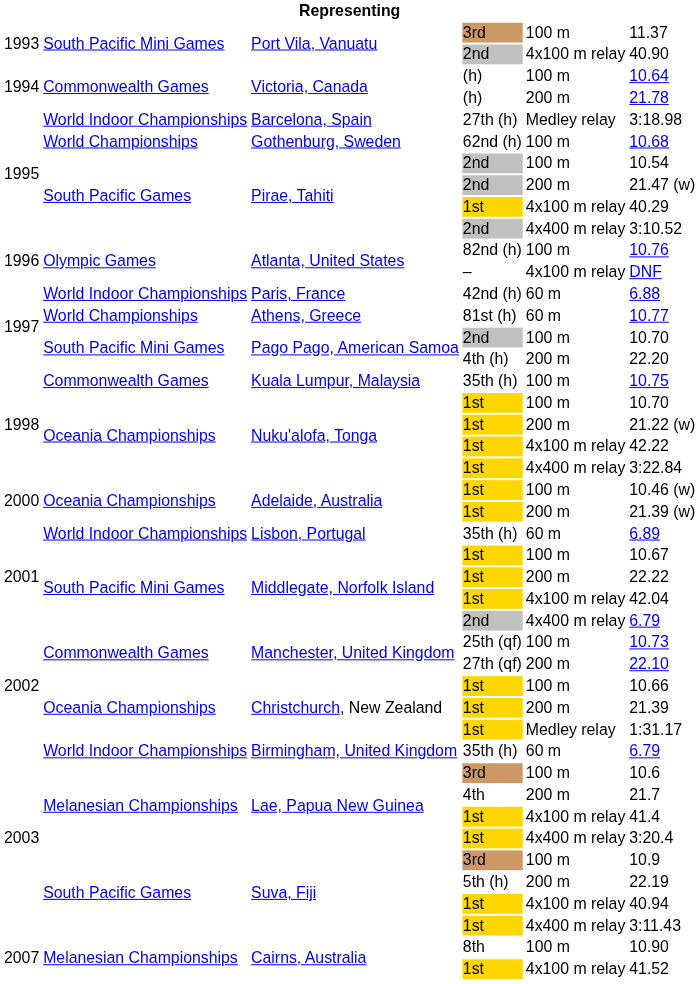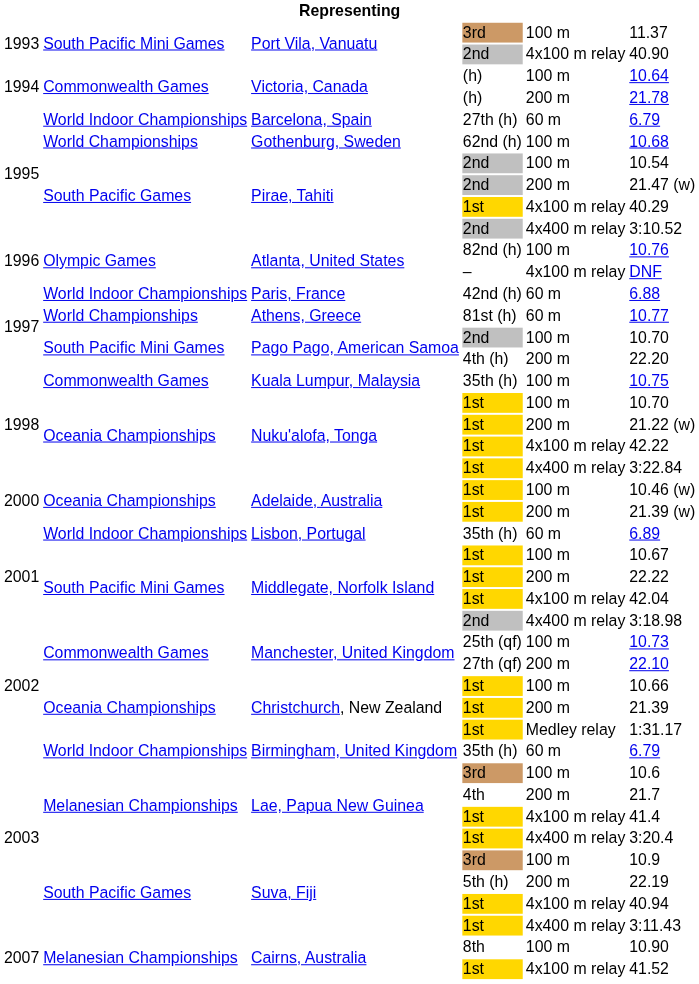(571, 119) Medley relay -> (543, 119) 60 m
(656, 119) 3:18.98 -> (645, 119) 6.79
(645, 620) 6.79 -> (656, 620) 3:18.98
